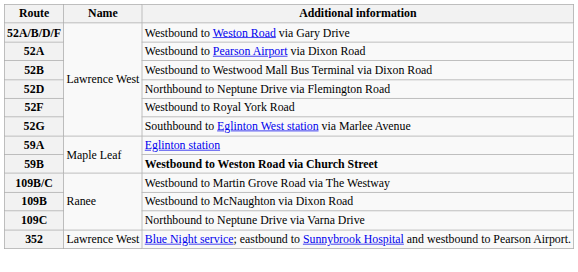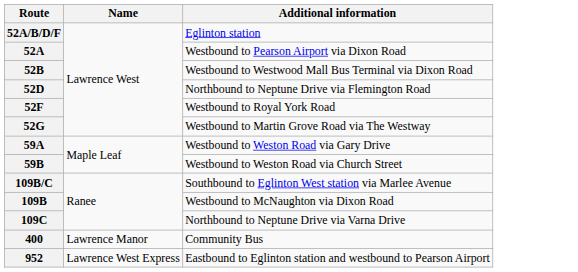(247, 32) Westbound to Weston Road via Gary Drive -> (223, 32) Eglinton station
(278, 126) Southbound to Eglinton West station via Marlee Avenue -> (308, 126) Westbound to Martin Grove Road via The Westway
(182, 145) Eglinton station -> (288, 145) Westbound to Weston Road via Gary Drive
(261, 164) bold -> (294, 164) normal
(267, 182) Westbound to Martin Grove Road via The Westway -> (318, 182) Southbound to Eglinton West station via Marlee Avenue
+ row: (34, 239)
+ row: (34, 257)
- row: (34, 239)
